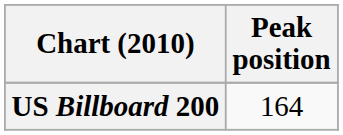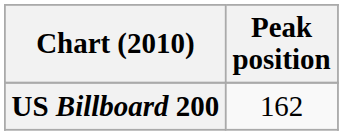(282, 105) 164 -> (282, 105) 162
